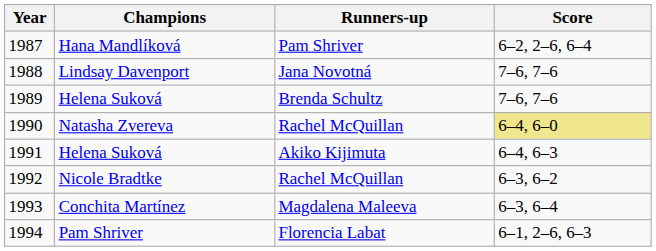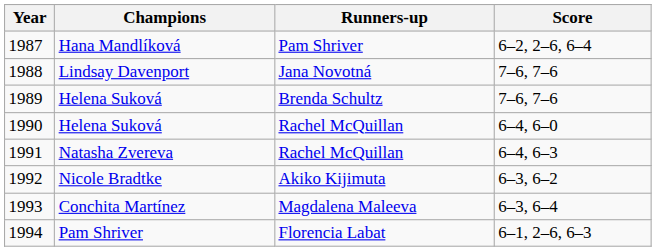(116, 125) Natasha Zvereva -> (110, 125) Helena Suková
(528, 125) khaki background -> (528, 125) no background
(110, 152) Helena Suková -> (116, 152) Natasha Zvereva
(332, 152) Akiko Kijimuta -> (341, 152) Rachel McQuillan
(341, 179) Rachel McQuillan -> (332, 179) Akiko Kijimuta
